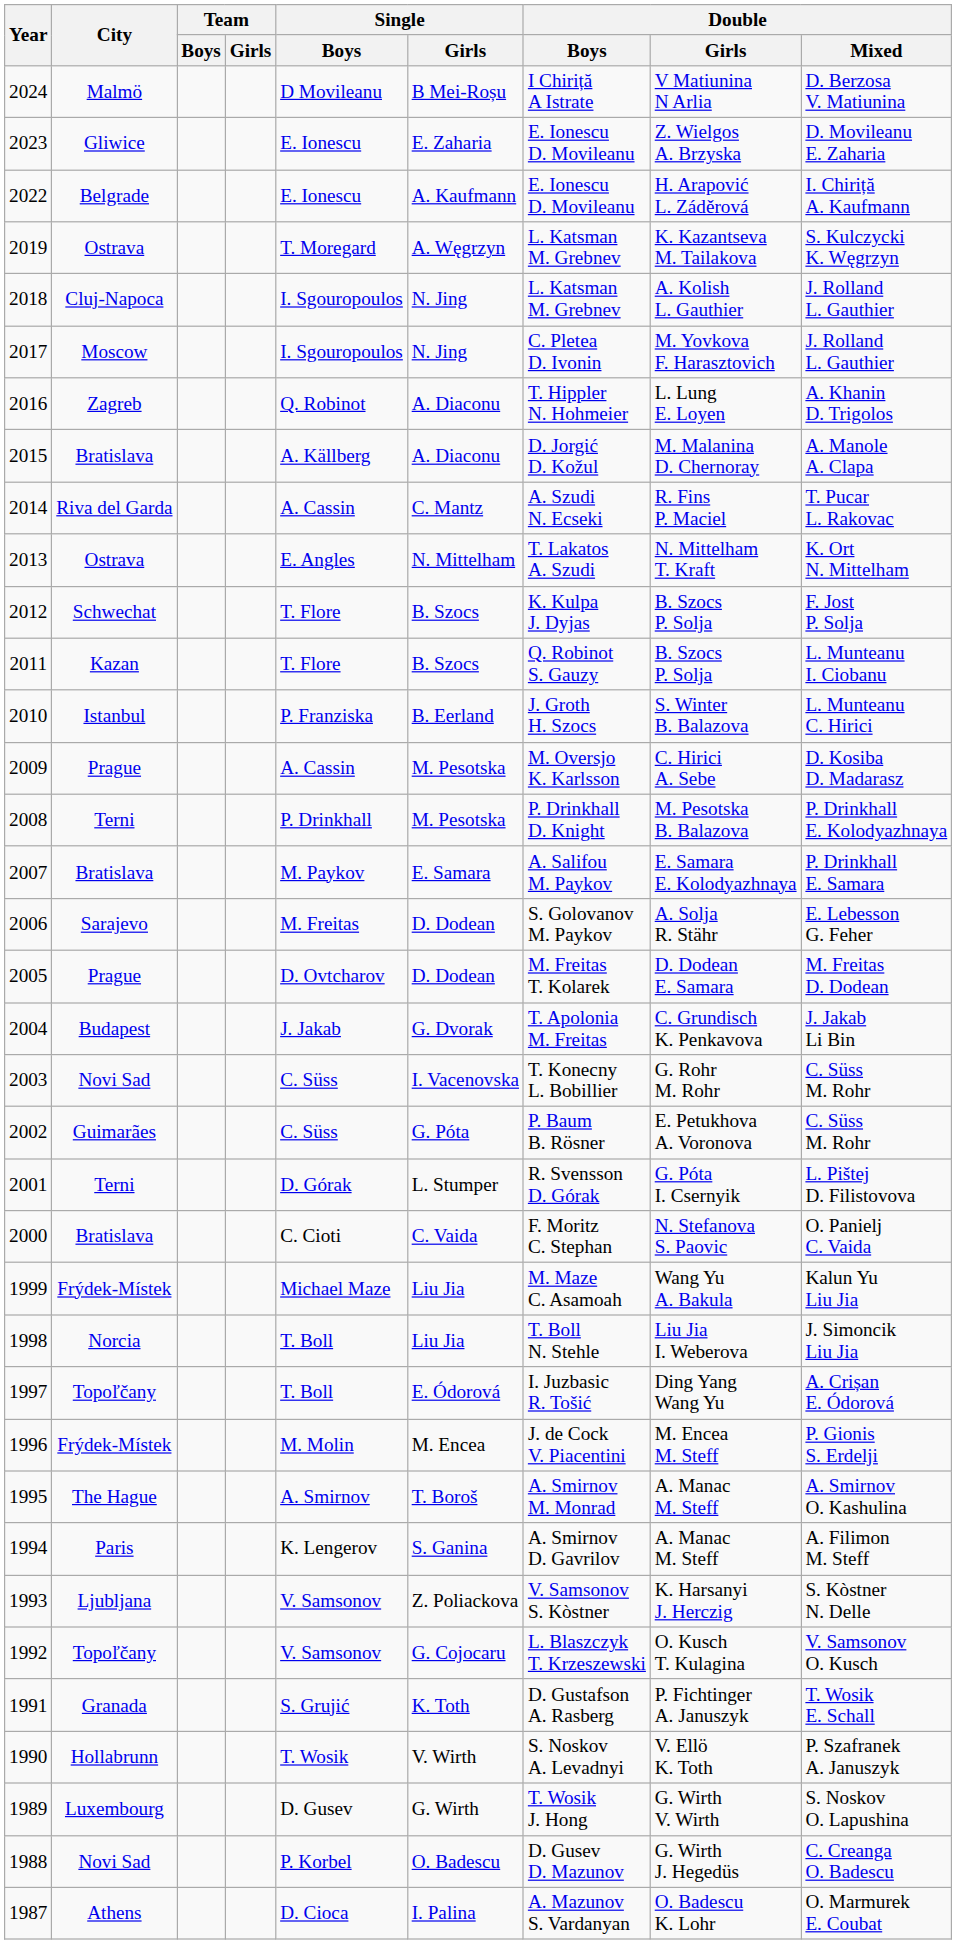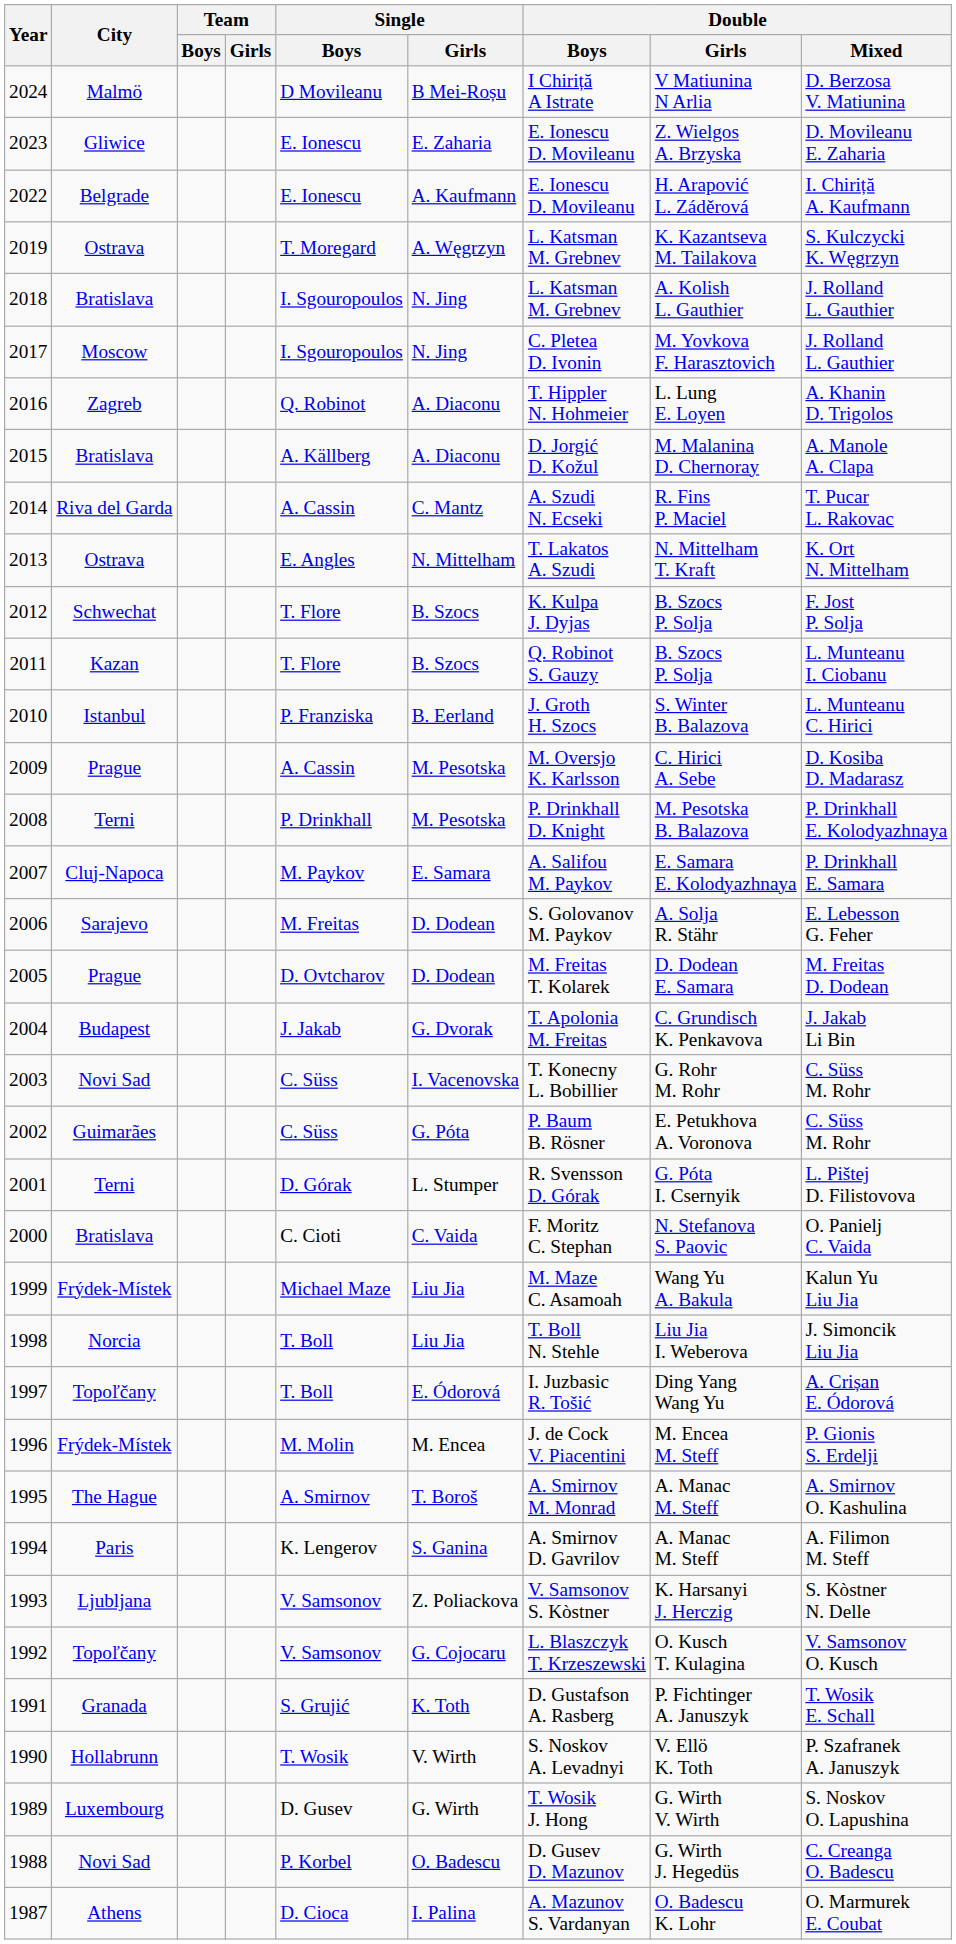(114, 299) Cluj-Napoca -> (114, 299) Bratislava
(114, 872) Bratislava -> (114, 872) Cluj-Napoca
